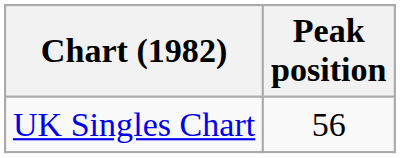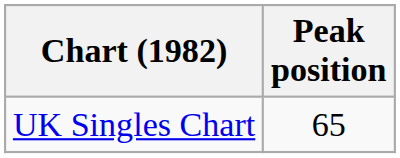(329, 123) 56 -> (329, 123) 65
